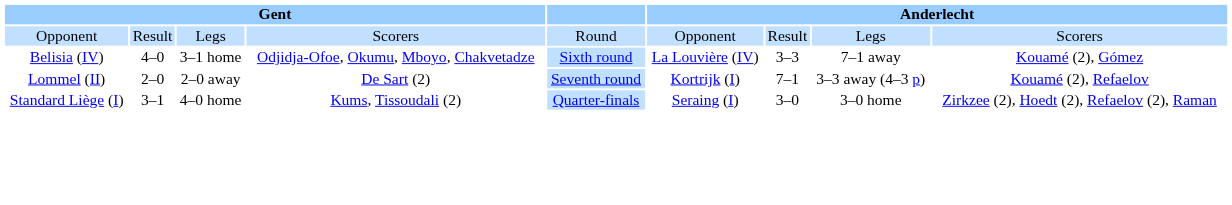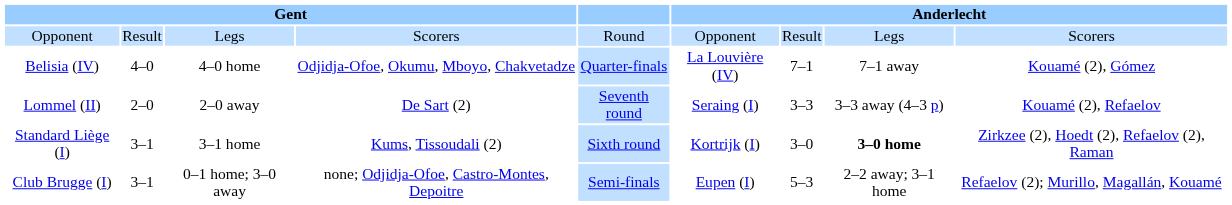(211, 57) 3–1 home -> (230, 66) 4–0 home
(596, 57) Sixth round -> (624, 66) Quarter-finals
(787, 57) 3–3 -> (802, 66) 7–1
(705, 78) Kortrijk (I) -> (725, 104) Seraing (I)
(787, 78) 7–1 -> (802, 104) 3–3
(211, 100) 4–0 home -> (230, 143) 3–1 home
(596, 100) Quarter-finals -> (624, 143) Sixth round
(705, 100) Seraing (I) -> (725, 143) Kortrijk (I)
(871, 100) normal -> (889, 143) bold
+ row: (62, 182)
